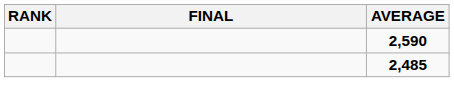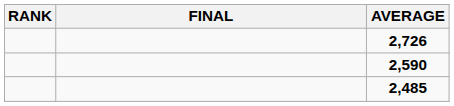+ row: (408, 40)
